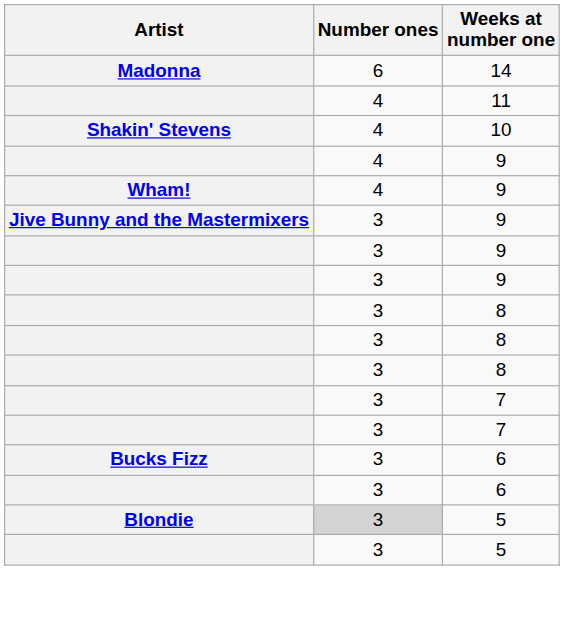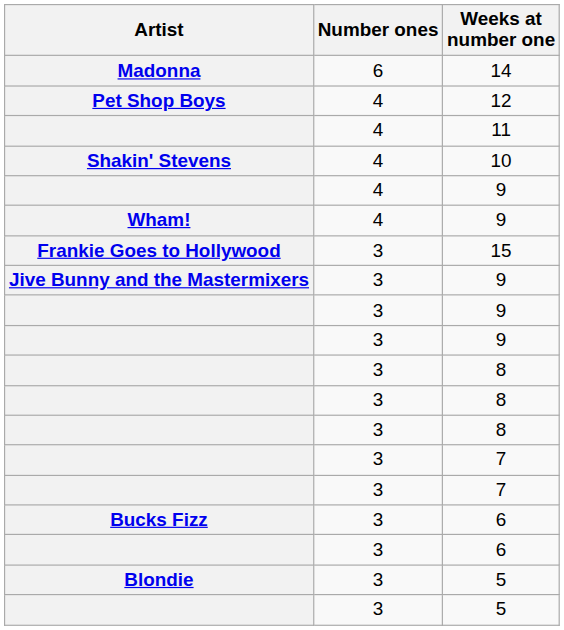+ row: (159, 100)
+ row: (159, 250)
(378, 519) lightgrey background -> (378, 579) no background
